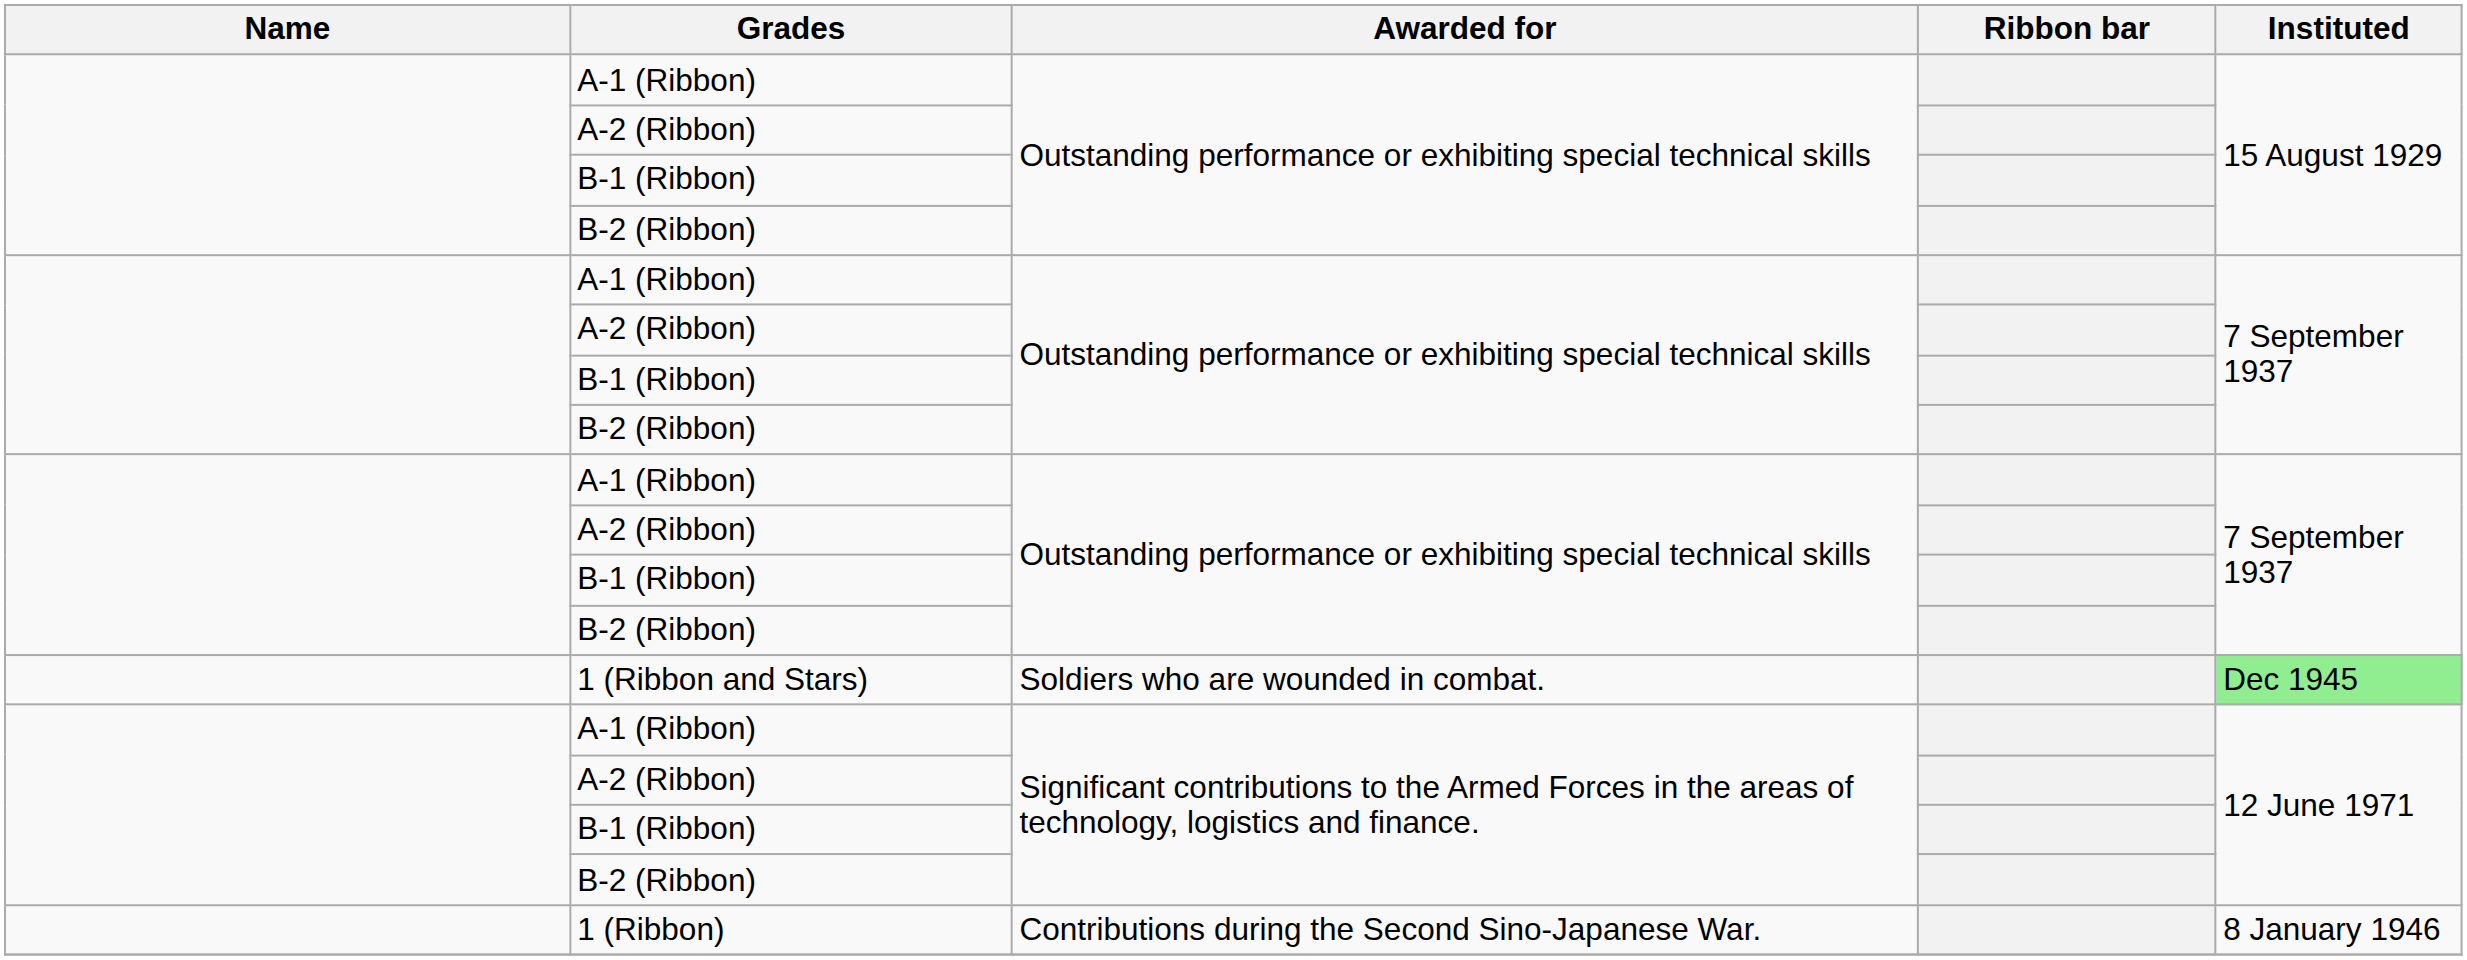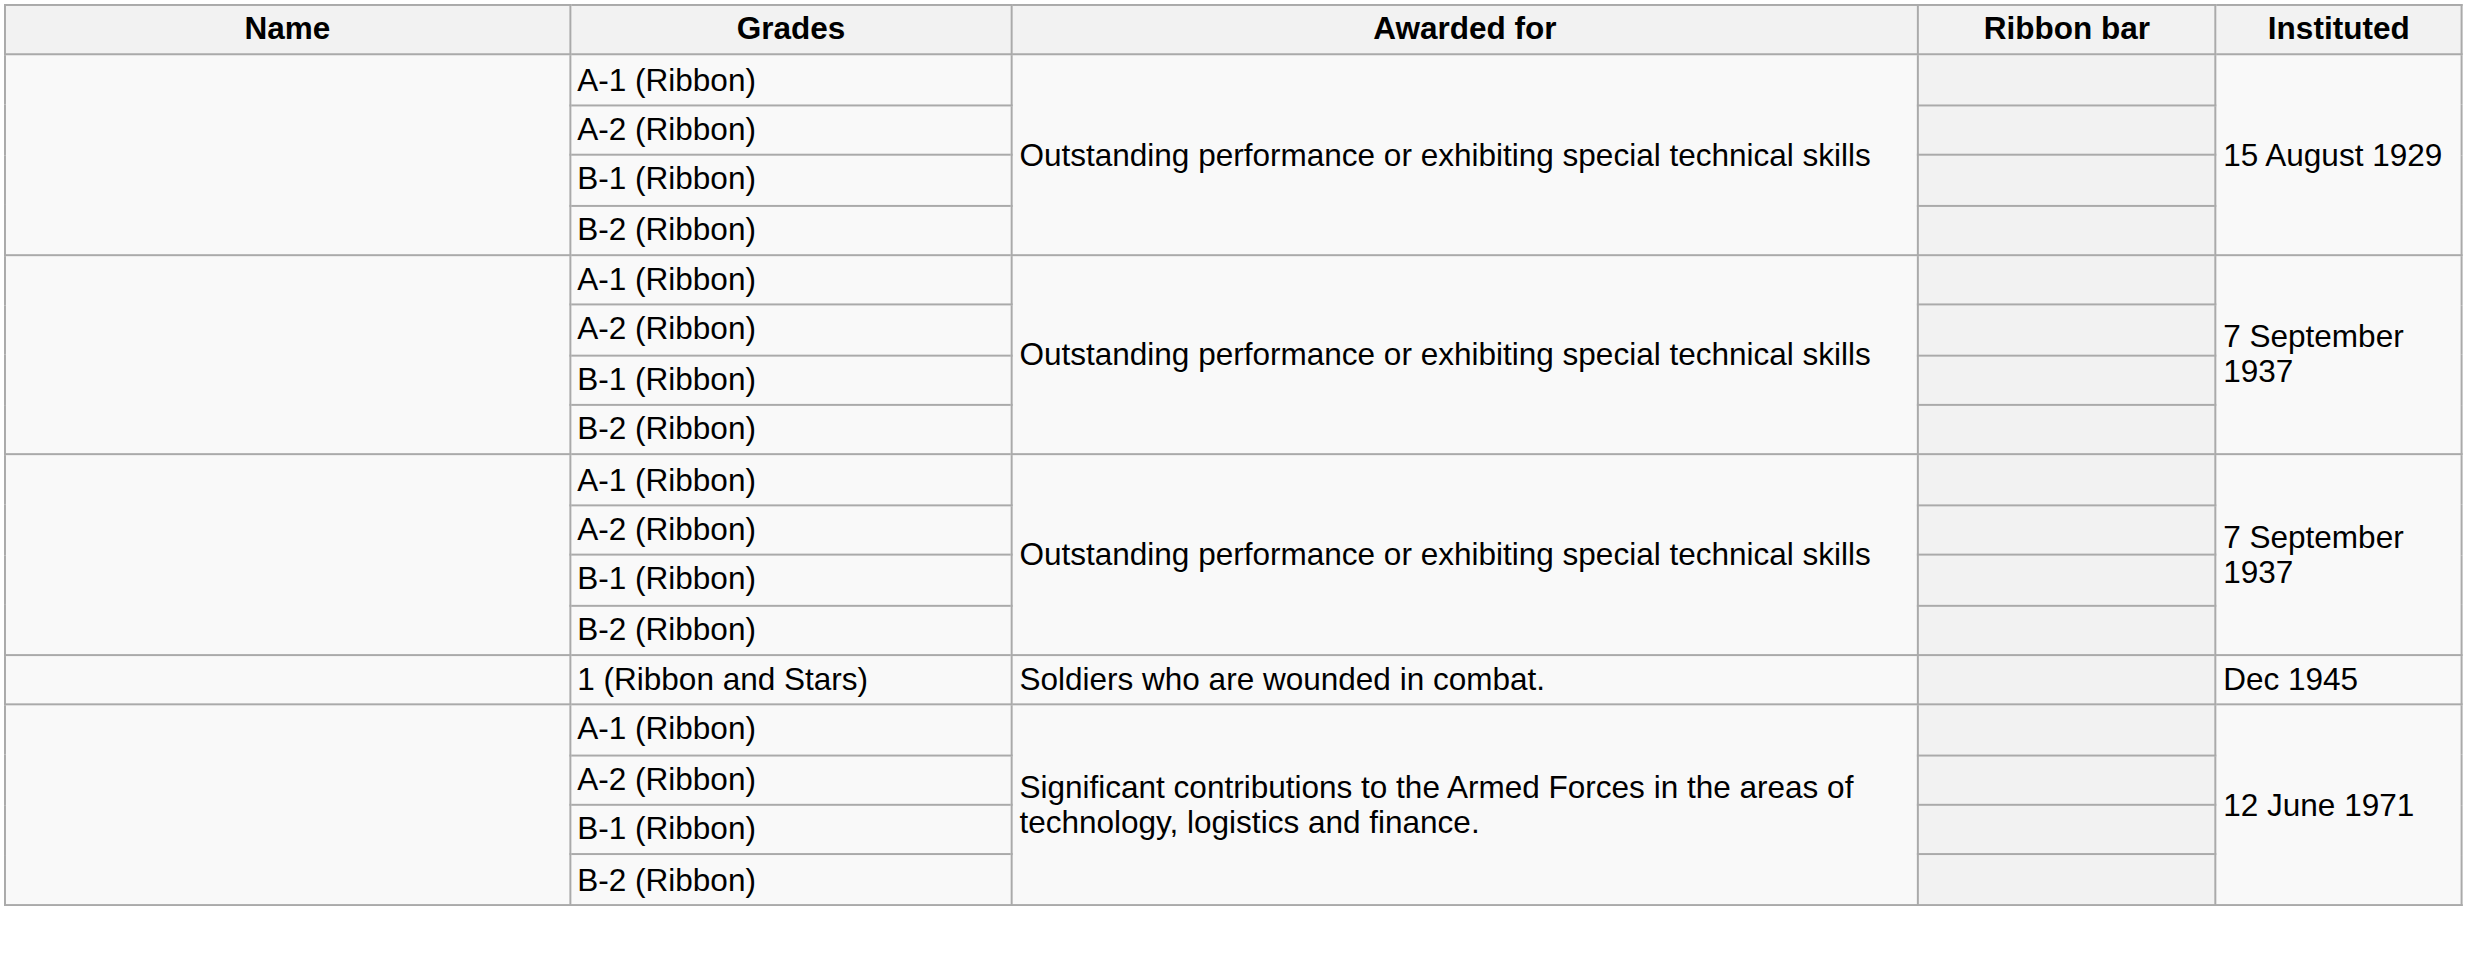(2291, 679) lightgreen background -> (2291, 679) no background
- row: (651, 929)
